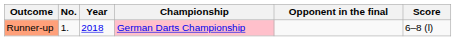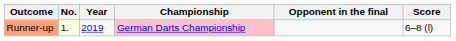(65, 28) no background -> (65, 28) lightyellow background
(92, 28) 2018 -> (92, 28) 2019
